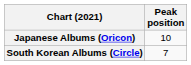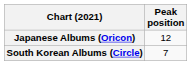(166, 38) 10 -> (166, 38) 12
